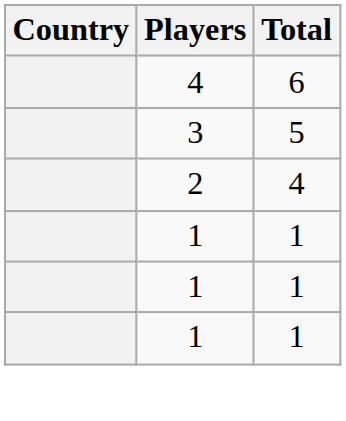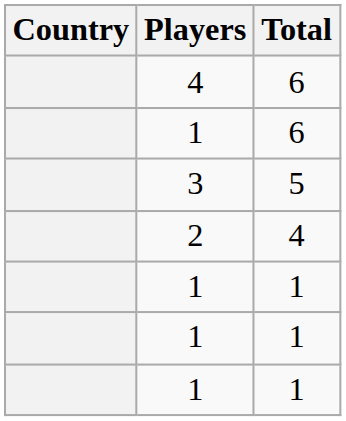+ row: (195, 132)
